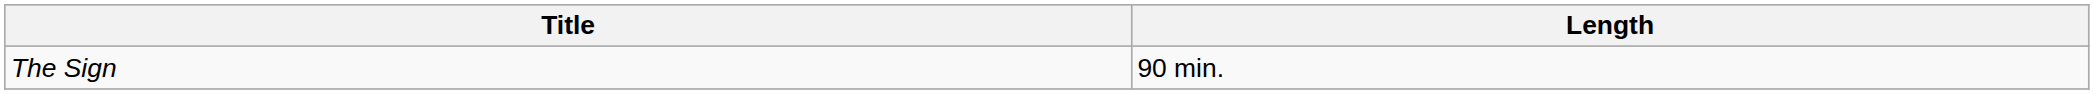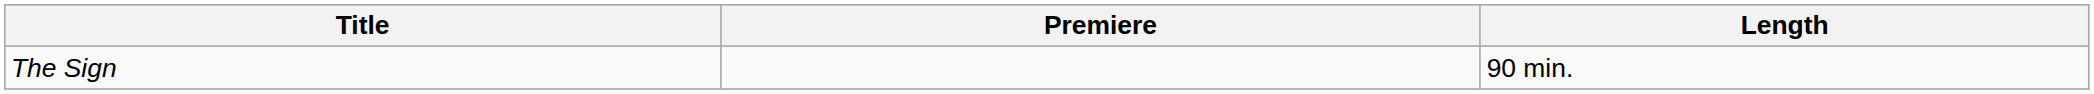+ column: (1100, 25)
